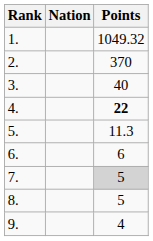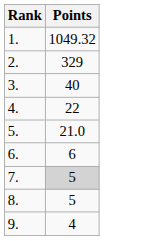- column: (70, 16)
(121, 62) 370 -> (72, 62) 329
(121, 108) bold -> (72, 108) normal
(121, 131) 11.3 -> (72, 131) 21.0
